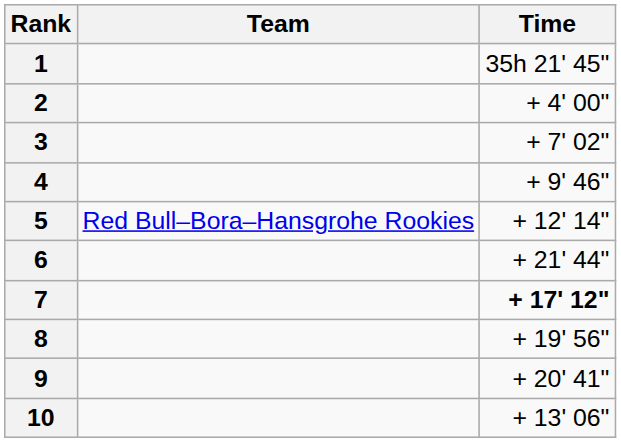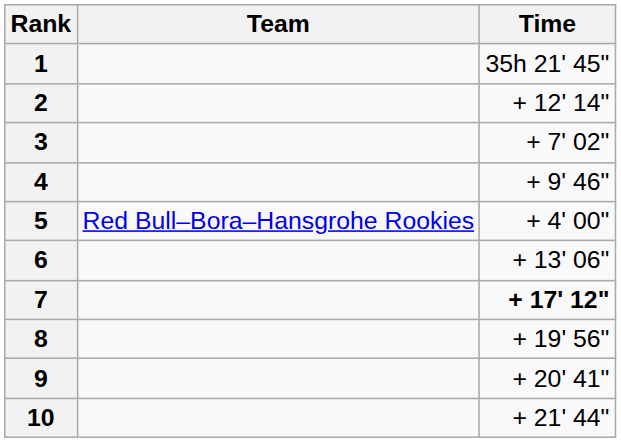(568, 102) + 4' 00" -> (561, 102) + 12' 14"
(561, 220) + 12' 14" -> (568, 220) + 4' 00"
(561, 260) + 21' 44" -> (561, 260) + 13' 06"
(561, 417) + 13' 06" -> (561, 417) + 21' 44"
